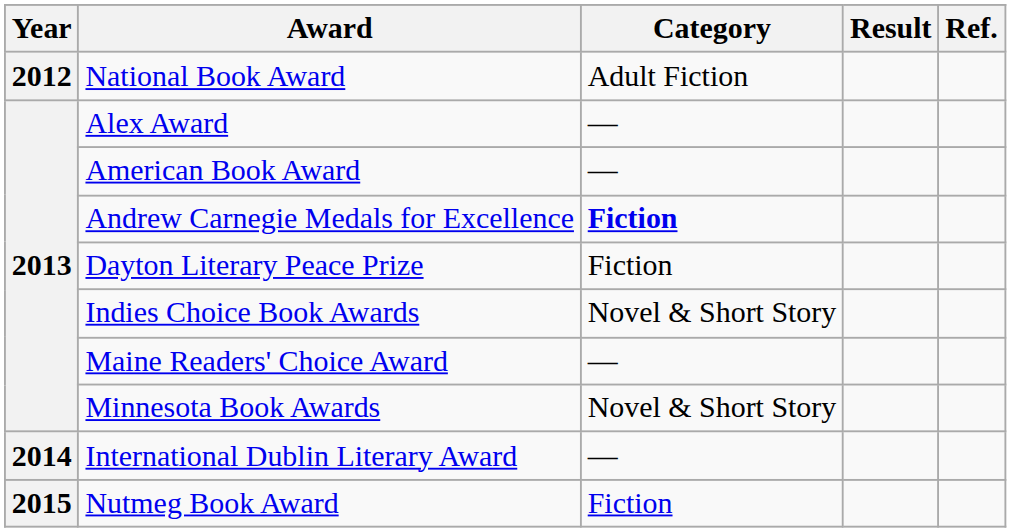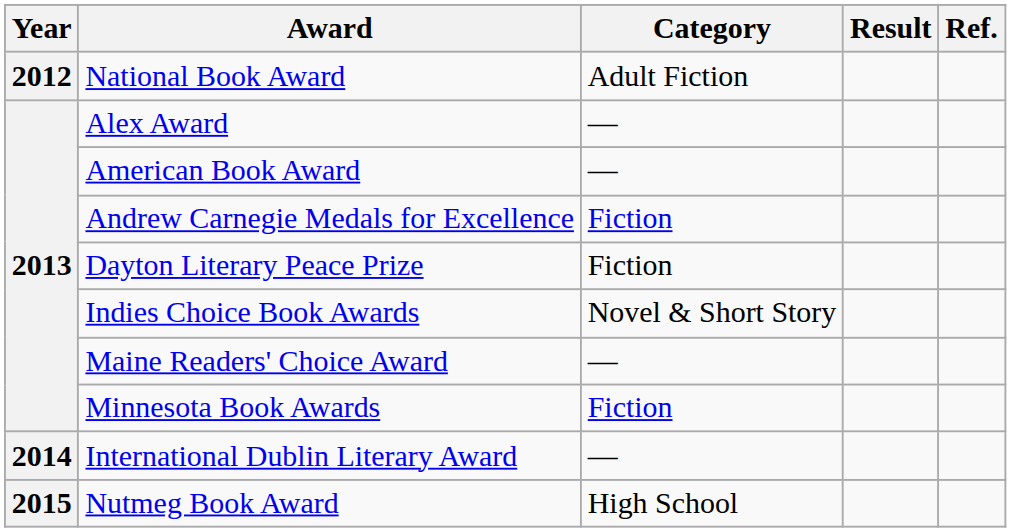(633, 218) bold -> (630, 218) normal
(712, 407) Novel & Short Story -> (630, 407) Fiction
(630, 502) Fiction -> (663, 502) High School
